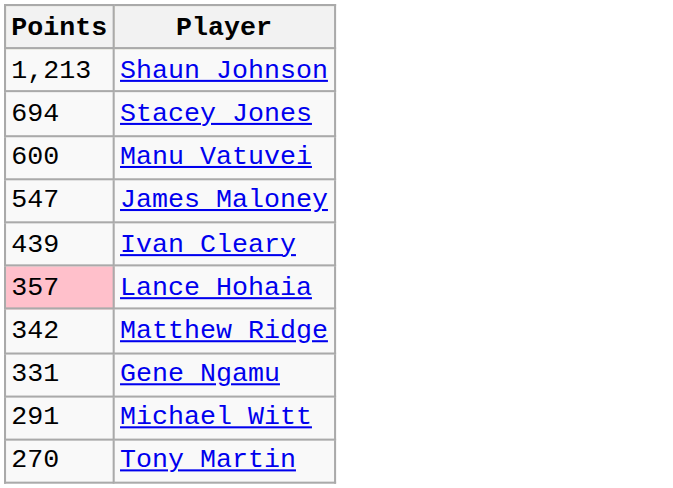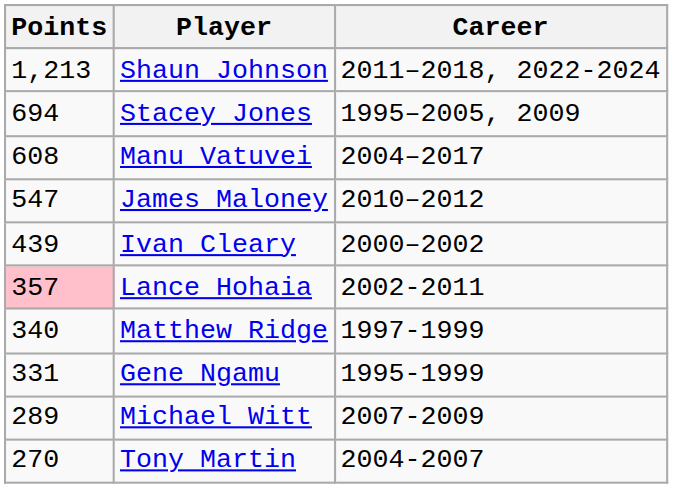+ column: (501, 27)
(35, 157) 600 -> (35, 157) 608
(35, 331) 342 -> (35, 331) 340
(35, 418) 291 -> (35, 418) 289
